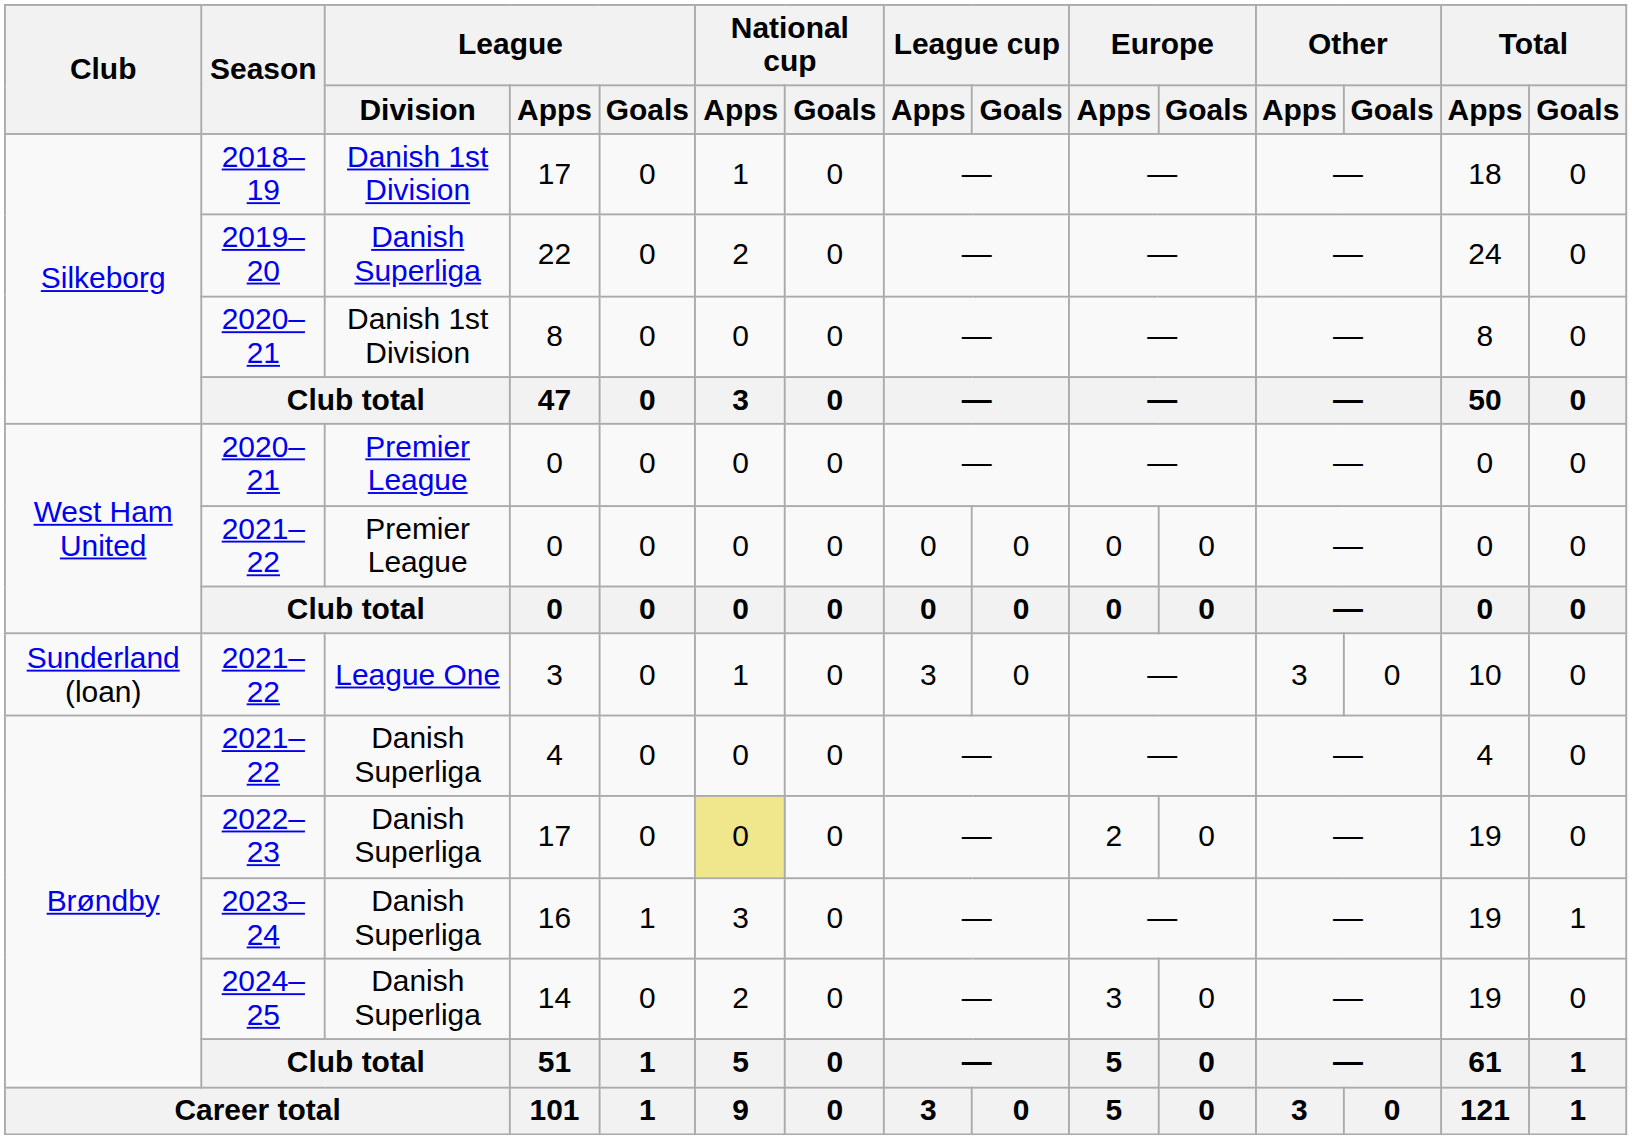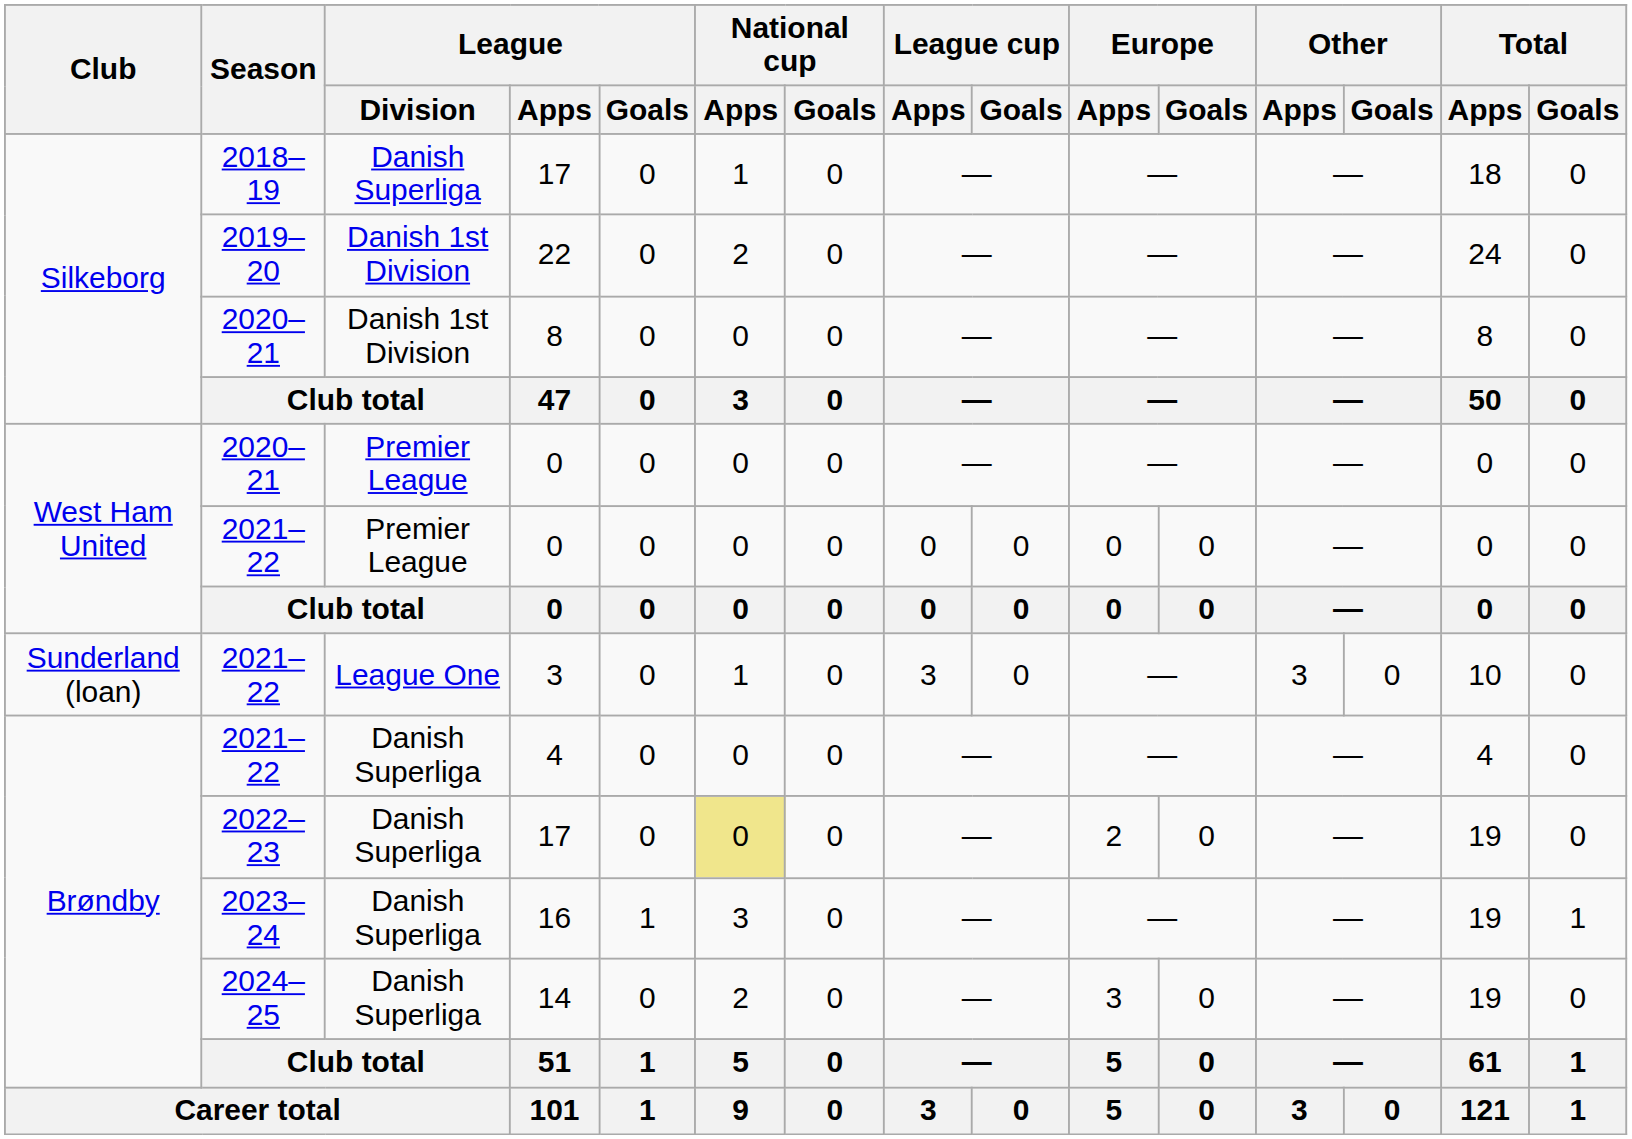(418, 173) Danish 1st Division -> (418, 173) Danish Superliga
(418, 254) Danish Superliga -> (418, 254) Danish 1st Division
